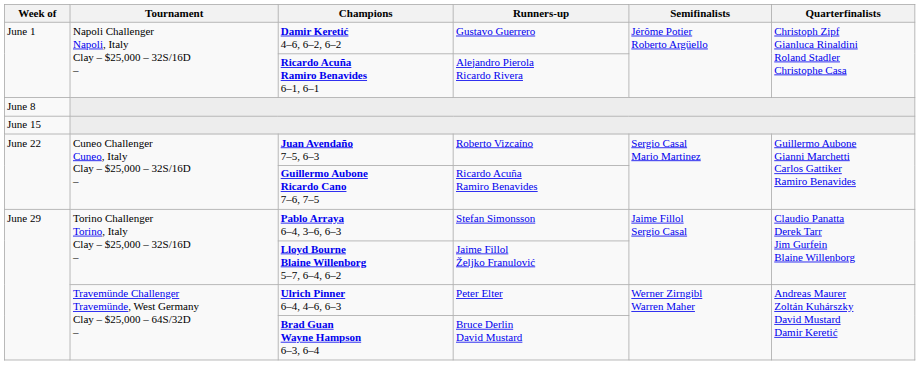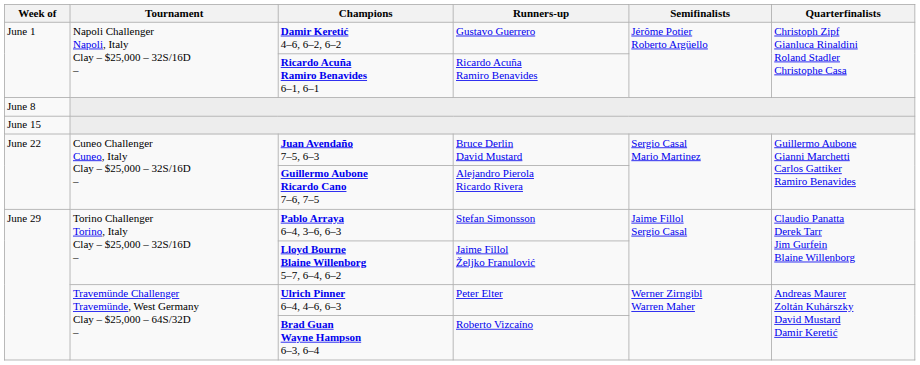(495, 68) Alejandro Pierola Ricardo Rivera -> (497, 68) Ricardo Acuña Ramiro Benavides
(495, 142) Roberto Vizcaíno -> (489, 149) Bruce Derlin David Mustard
(497, 180) Ricardo Acuña Ramiro Benavides -> (495, 180) Alejandro Pierola Ricardo Rivera
(489, 331) Bruce Derlin David Mustard -> (495, 324) Roberto Vizcaíno
